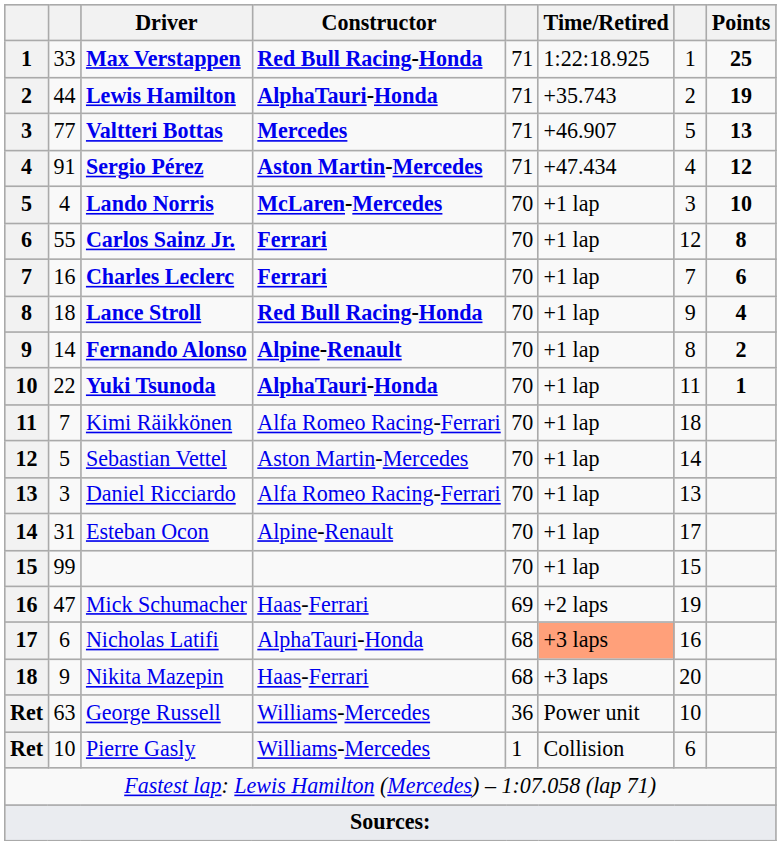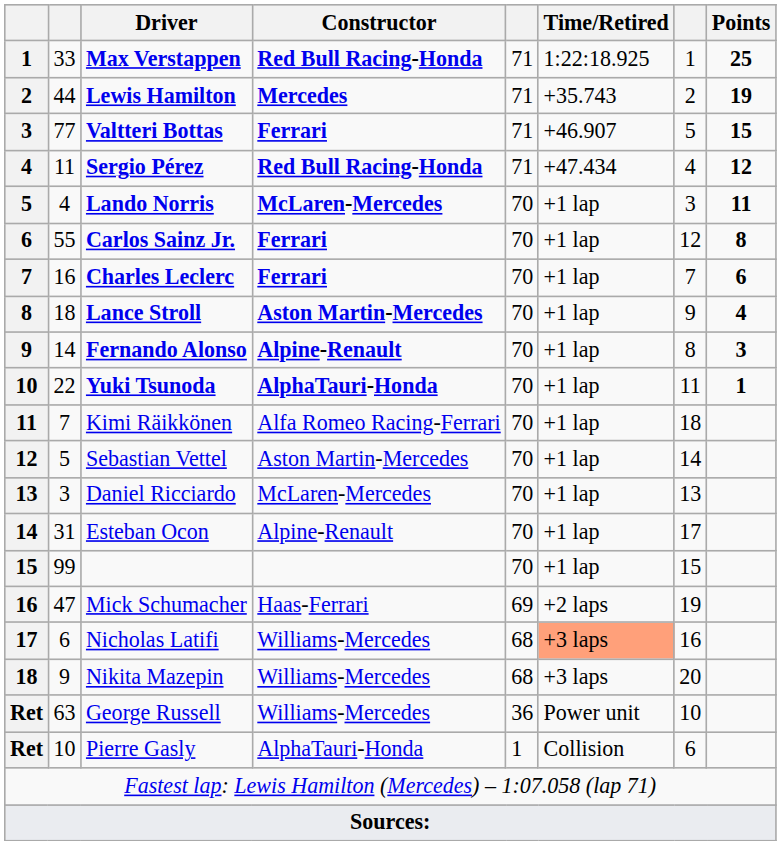(347, 94) AlphaTauri-Honda -> (302, 94) Mercedes
(302, 131) Mercedes -> (292, 131) Ferrari
(741, 131) 13 -> (741, 131) 15
(64, 167) 91 -> (64, 167) 11
(370, 167) Aston Martin-Mercedes -> (370, 167) Red Bull Racing-Honda
(741, 204) 10 -> (741, 204) 11
(370, 313) Red Bull Racing-Honda -> (370, 313) Aston Martin-Mercedes
(741, 349) 2 -> (741, 349) 3
(379, 494) Alfa Romeo Racing-Ferrari -> (344, 494) McLaren-Mercedes
(340, 640) AlphaTauri-Honda -> (344, 640) Williams-Mercedes
(313, 676) Haas-Ferrari -> (344, 676) Williams-Mercedes
(344, 749) Williams-Mercedes -> (340, 749) AlphaTauri-Honda
